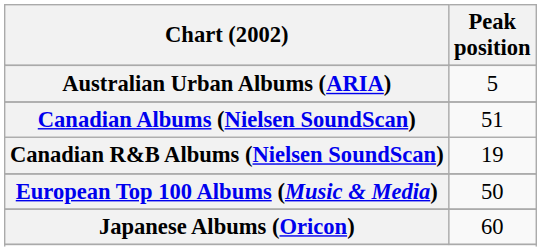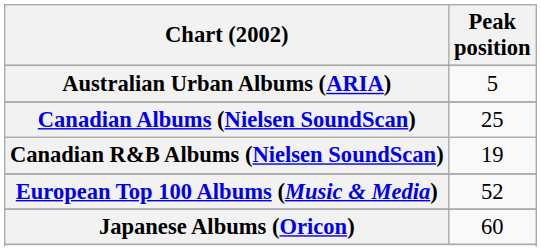(492, 119) 51 -> (492, 119) 25
(492, 190) 50 -> (492, 190) 52
